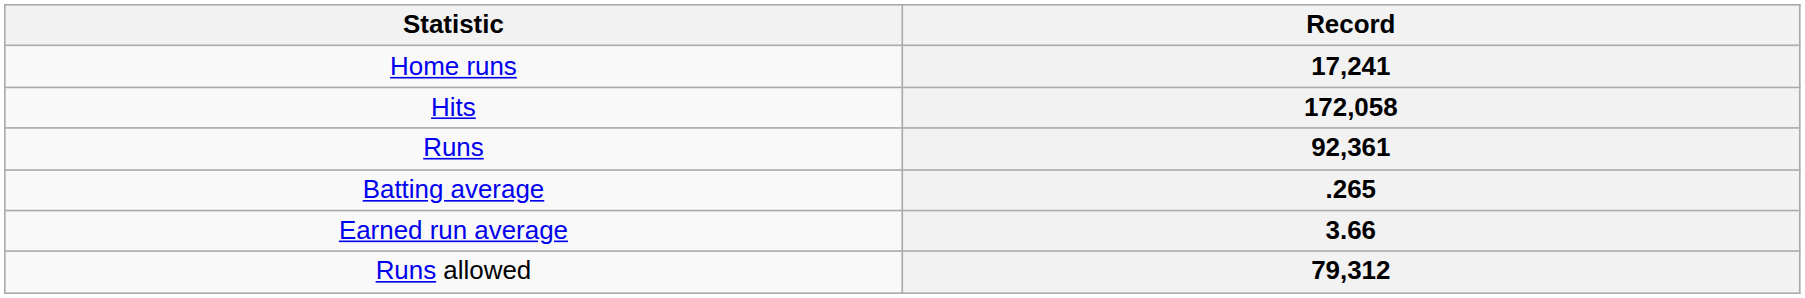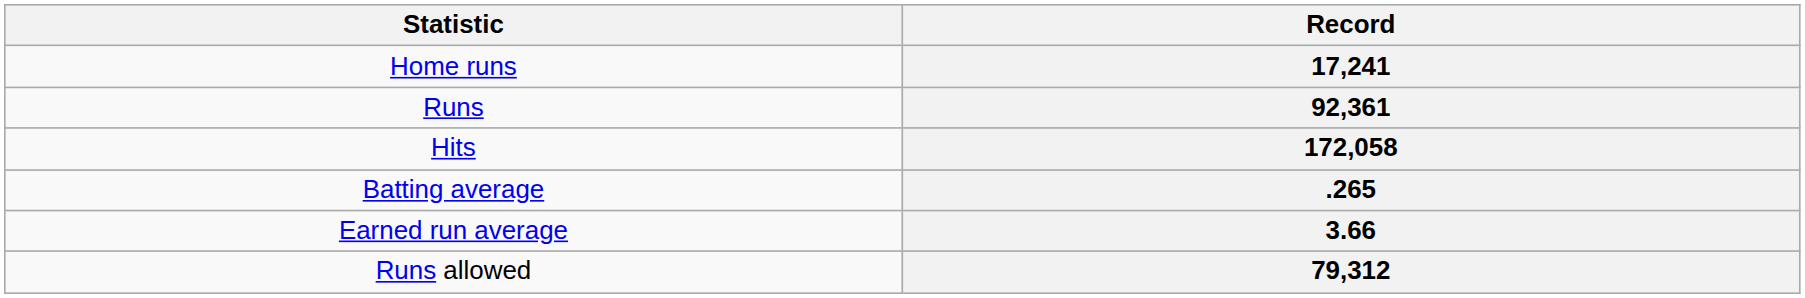rows swapped: (1351, 148) <-> (1351, 107)
